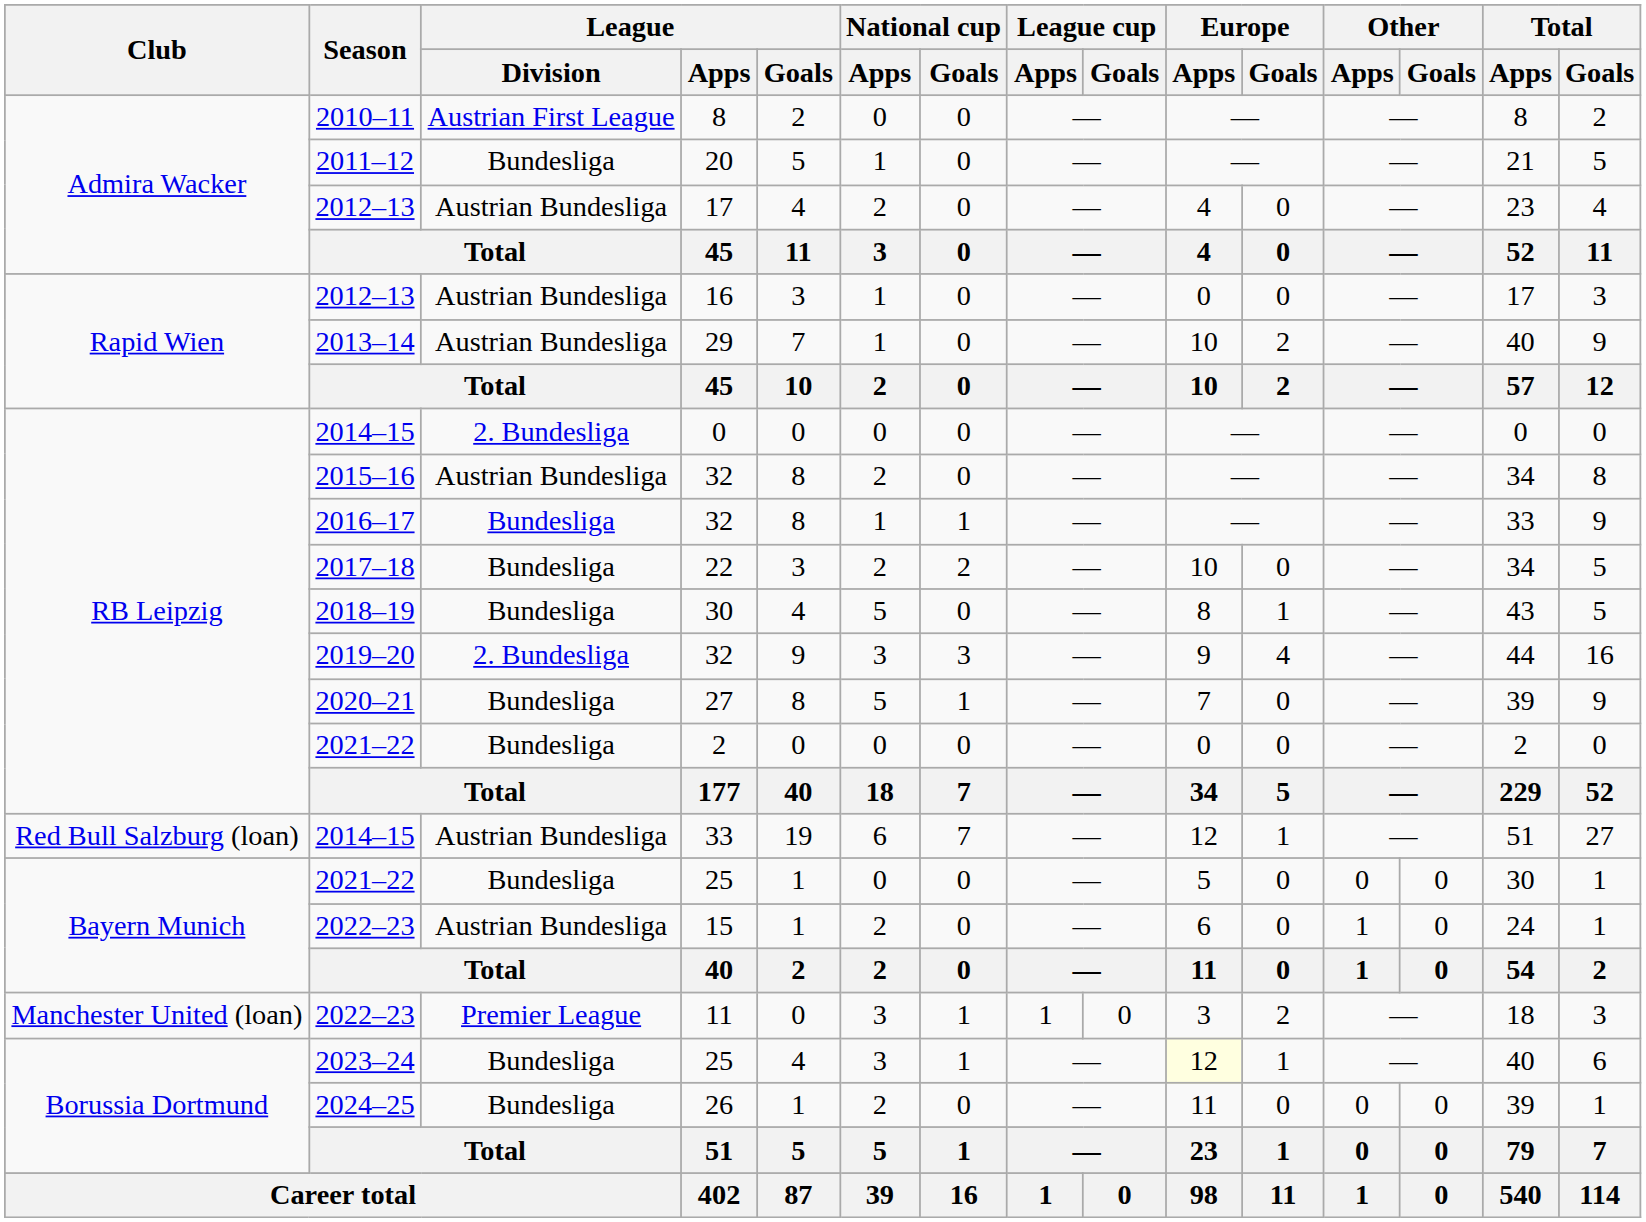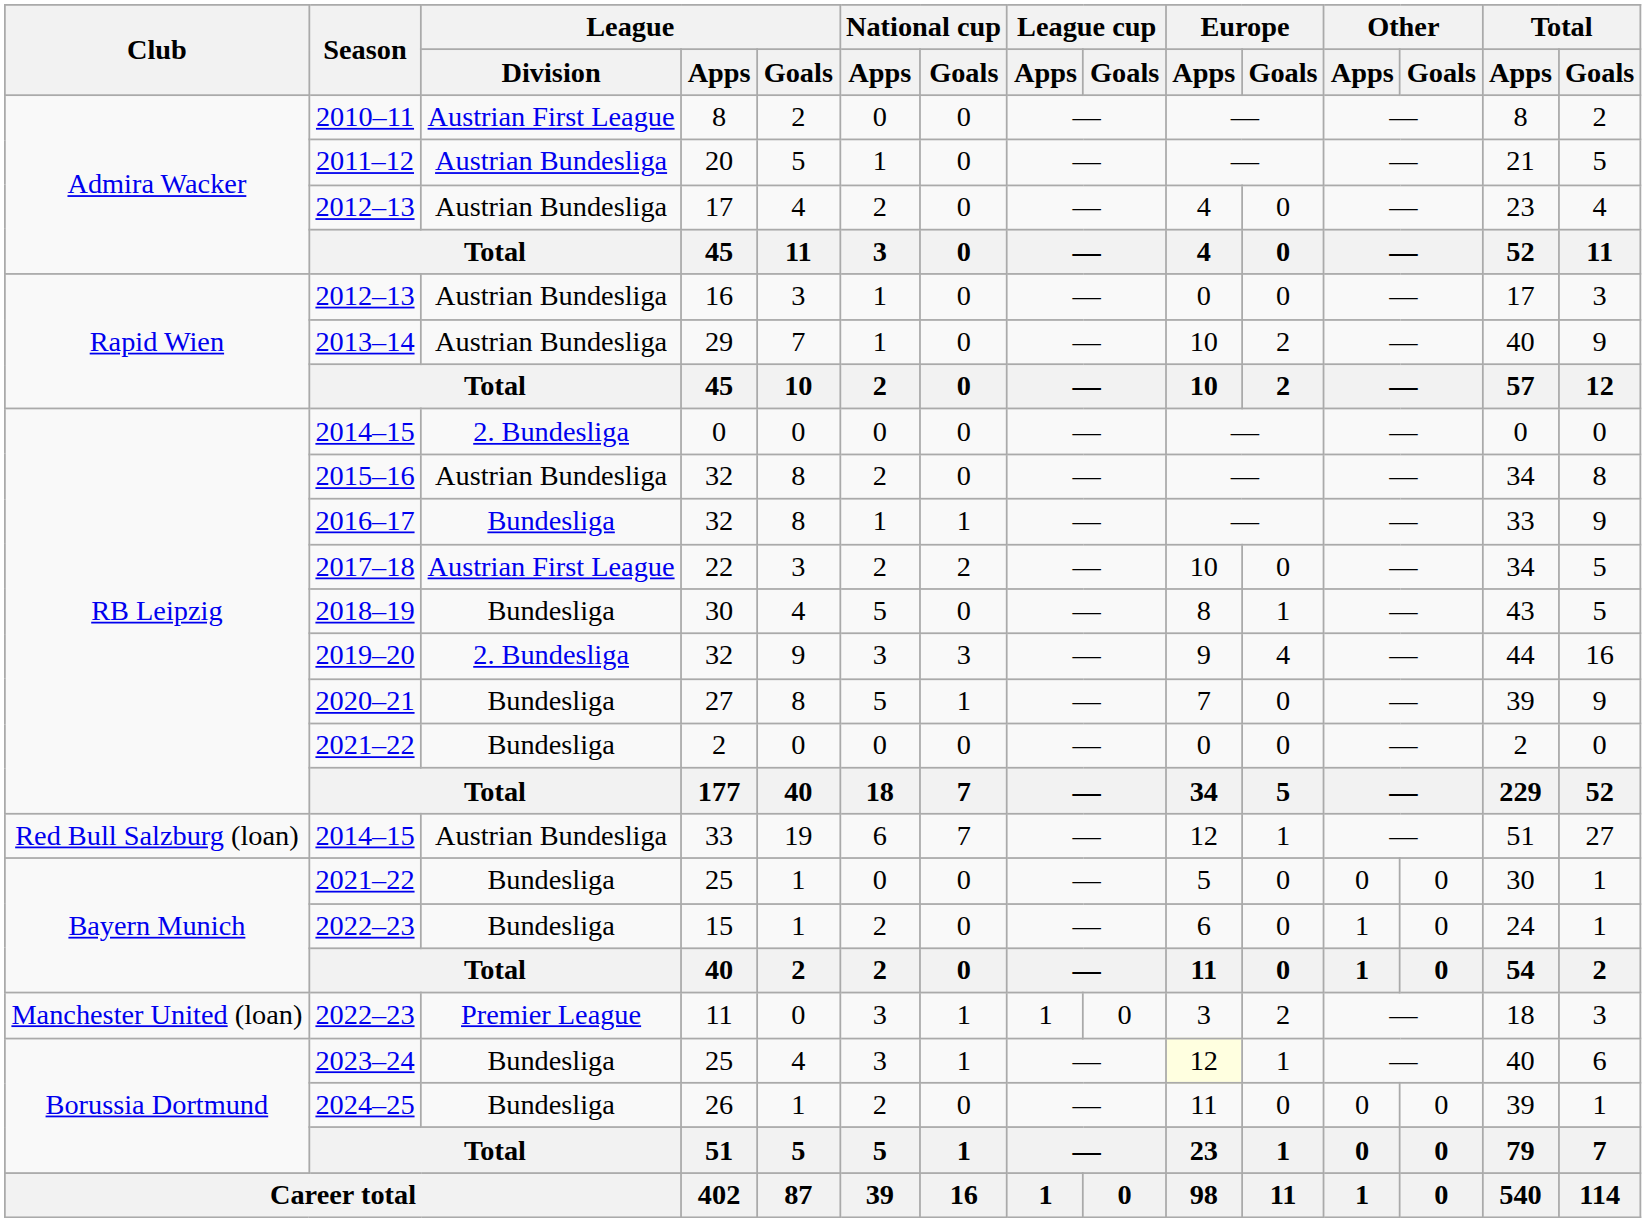(551, 161) Bundesliga -> (551, 161) Austrian Bundesliga
(551, 565) Bundesliga -> (551, 565) Austrian First League
(551, 925) Austrian Bundesliga -> (551, 925) Bundesliga
